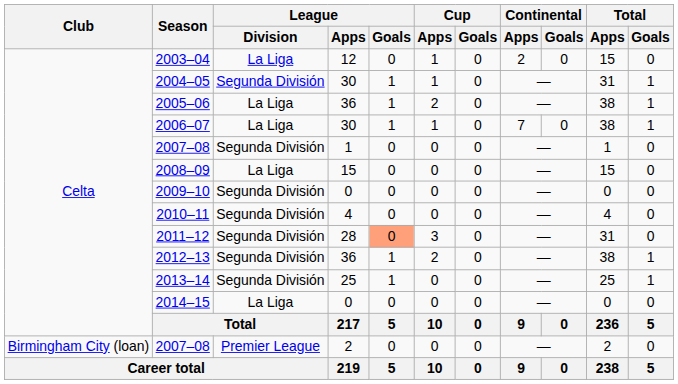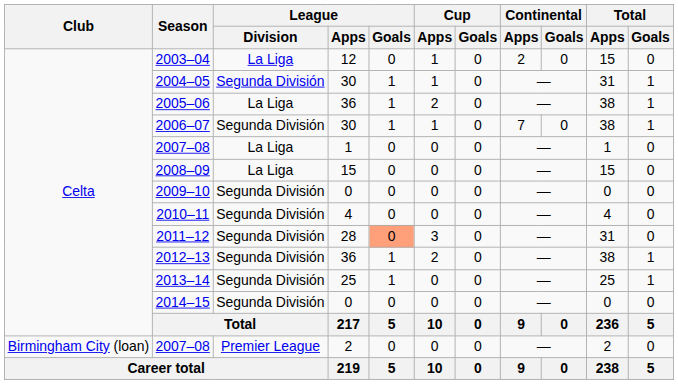(270, 125) La Liga -> (270, 125) Segunda División
(270, 147) Segunda División -> (270, 147) La Liga
(270, 302) La Liga -> (270, 302) Segunda División
